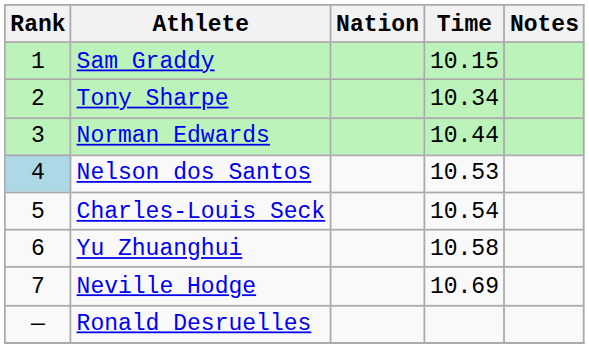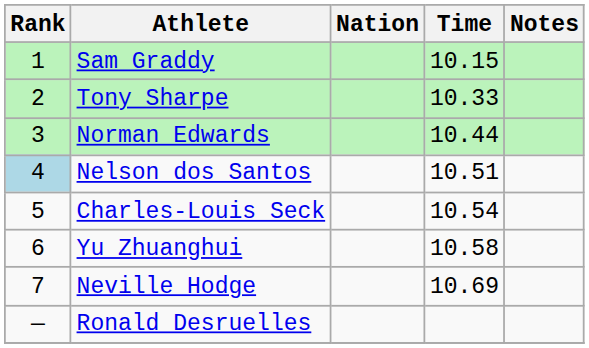(464, 99) 10.34 -> (464, 99) 10.33
(464, 174) 10.53 -> (464, 174) 10.51
